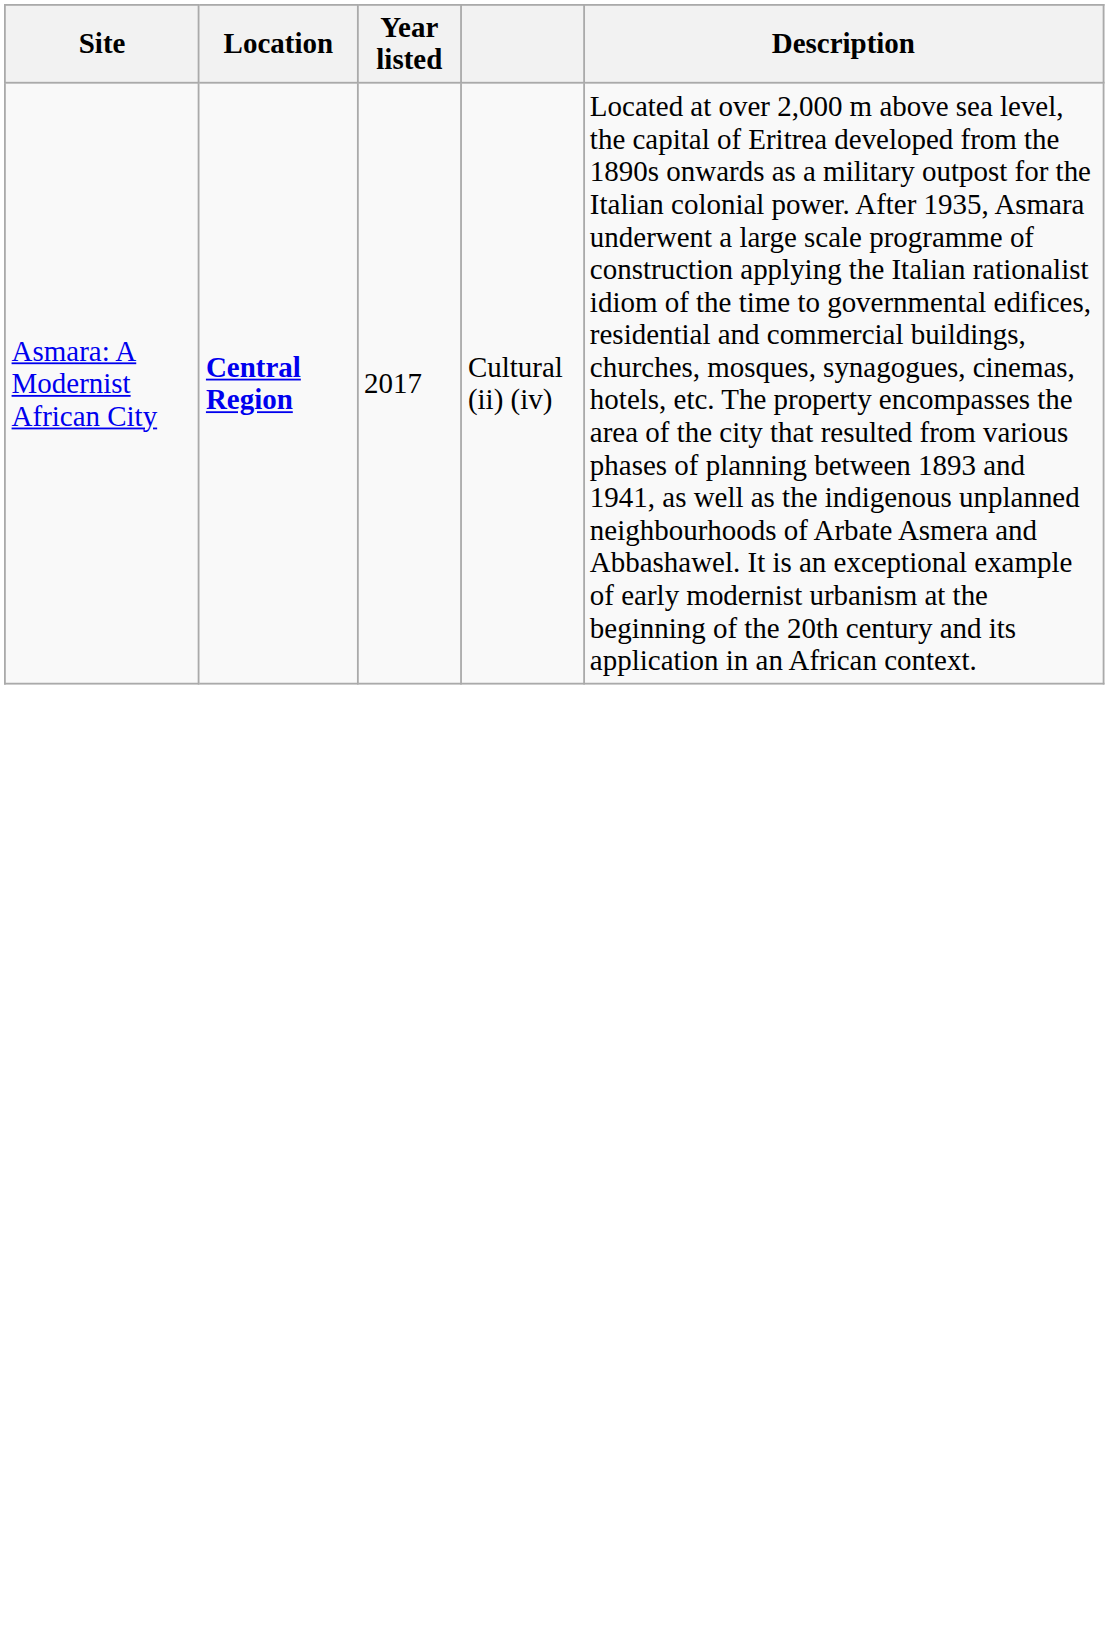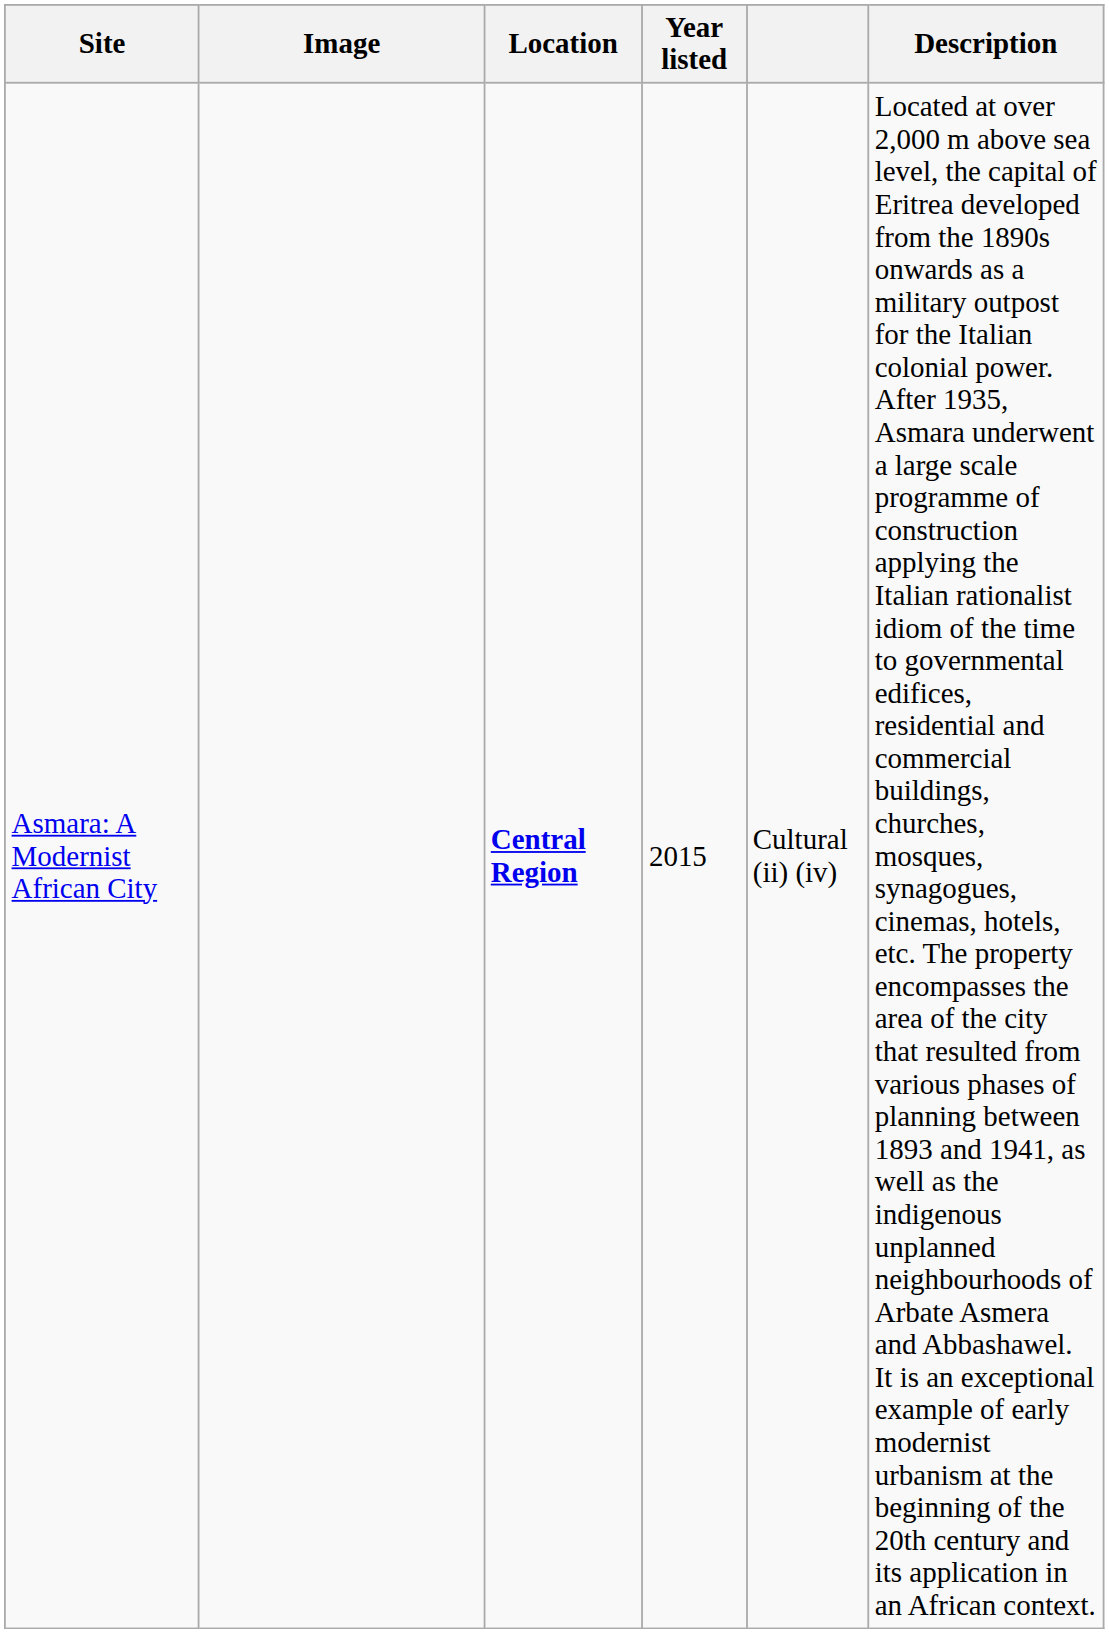+ column: (342, 43)
(393, 382) 2017 -> (678, 855) 2015
